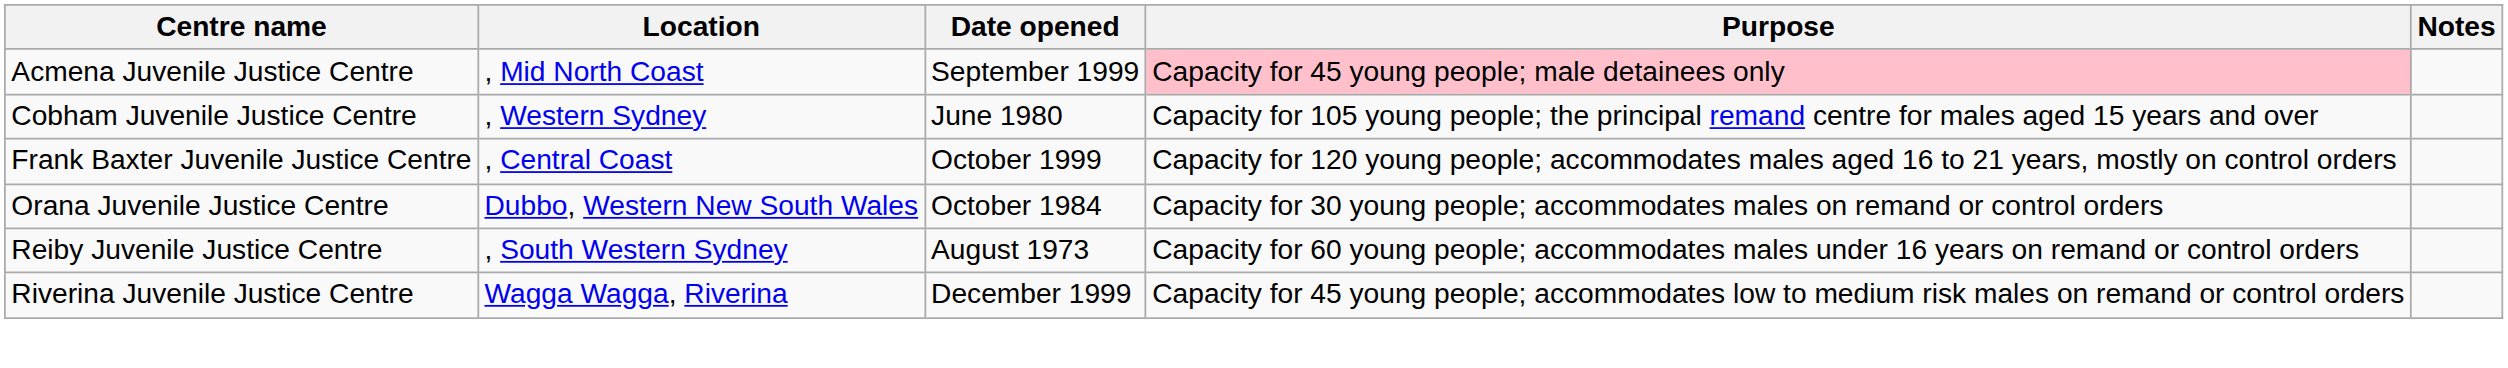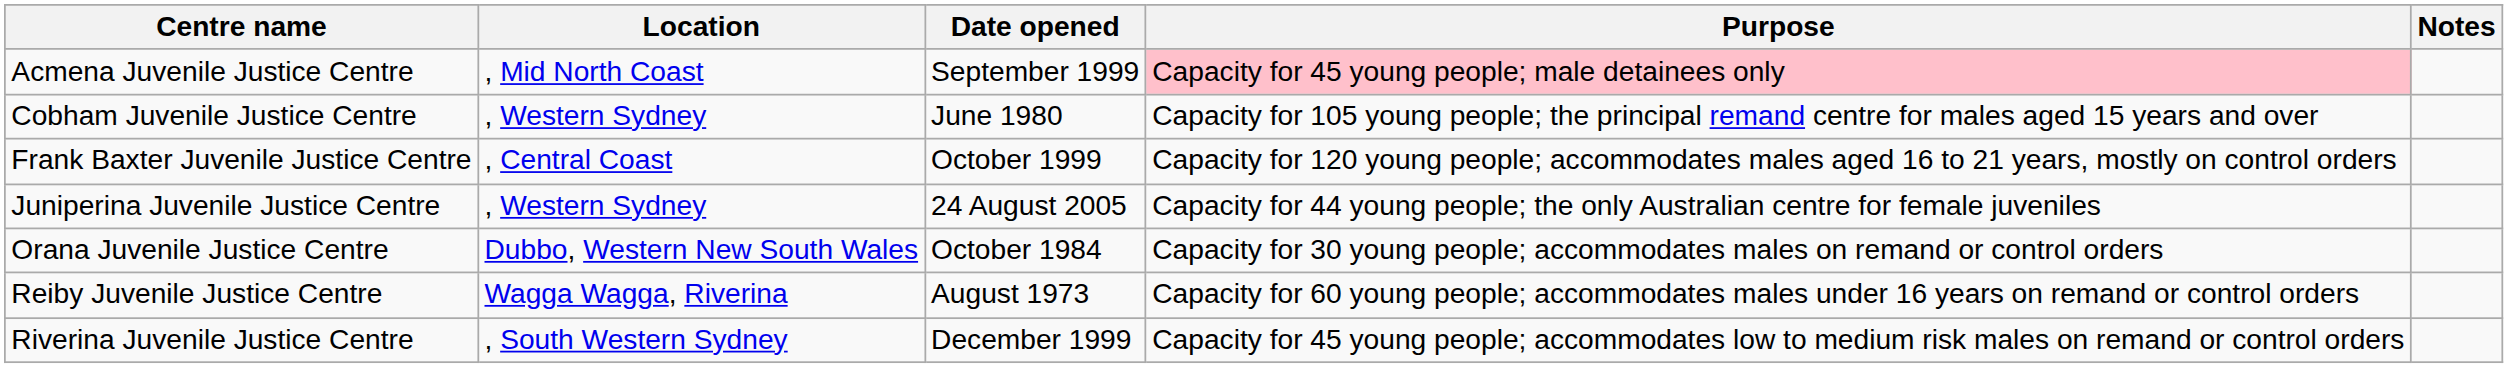+ row: (226, 205)
(636, 250) , South Western Sydney -> (636, 294) Wagga Wagga, Riverina
(636, 294) Wagga Wagga, Riverina -> (636, 339) , South Western Sydney
